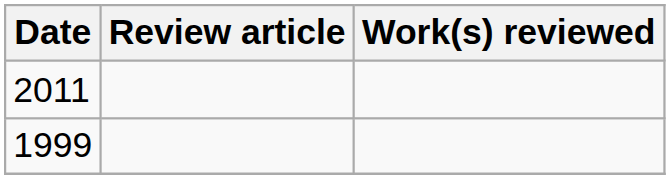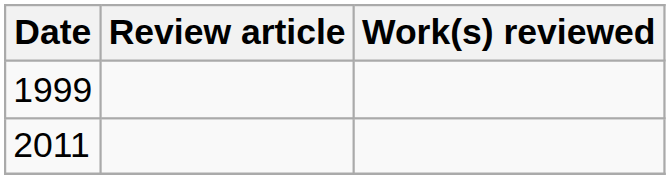rows swapped: (53, 145) <-> (51, 88)
